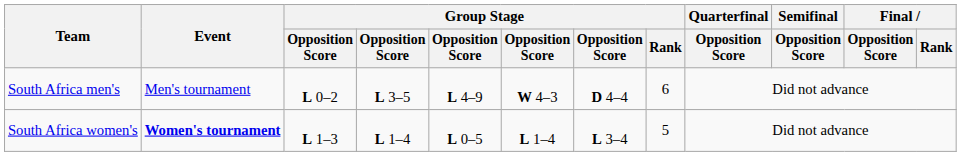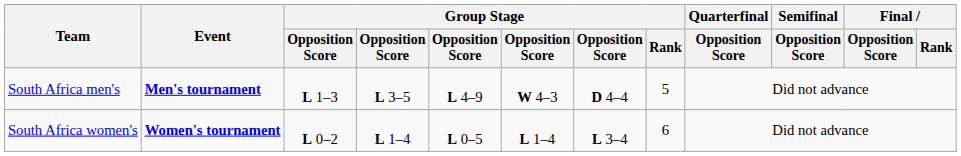(198, 89) normal -> (203, 89) bold
(320, 97) L 0–2 -> (320, 97) L 1–3
(665, 89) 6 -> (665, 89) 5
(320, 139) L 1–3 -> (320, 139) L 0–2
(665, 130) 5 -> (665, 130) 6
